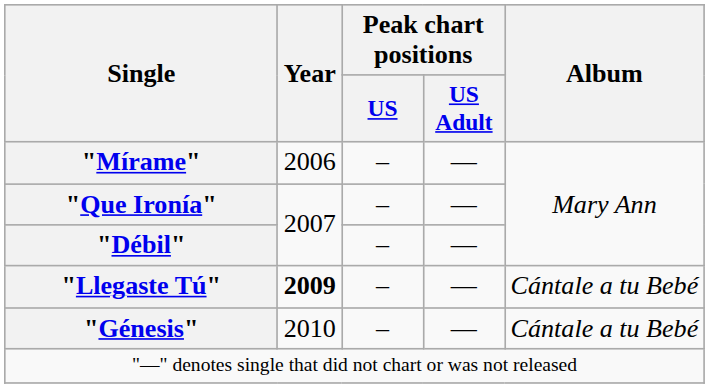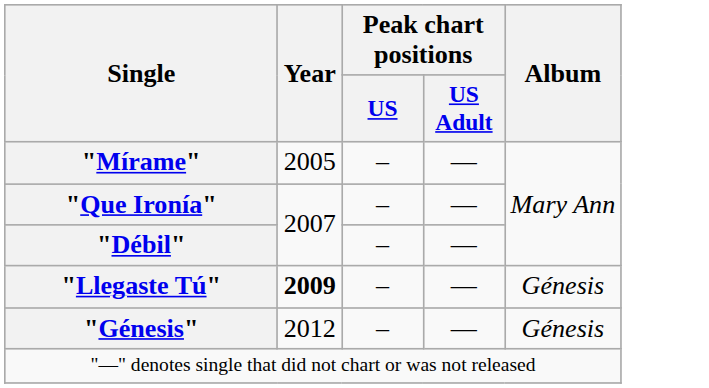(310, 162) 2006 -> (310, 162) 2005
(604, 286) Cántale a tu Bebé -> (563, 286) Génesis
(310, 327) 2010 -> (310, 327) 2012
(604, 327) Cántale a tu Bebé -> (563, 327) Génesis
